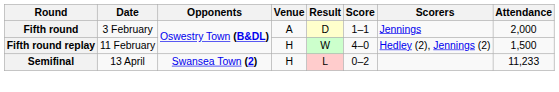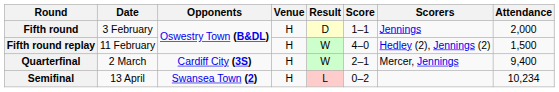(289, 29) A -> (289, 29) H
+ row: (51, 62)
(524, 62) 11,233 -> (524, 78) 10,234
